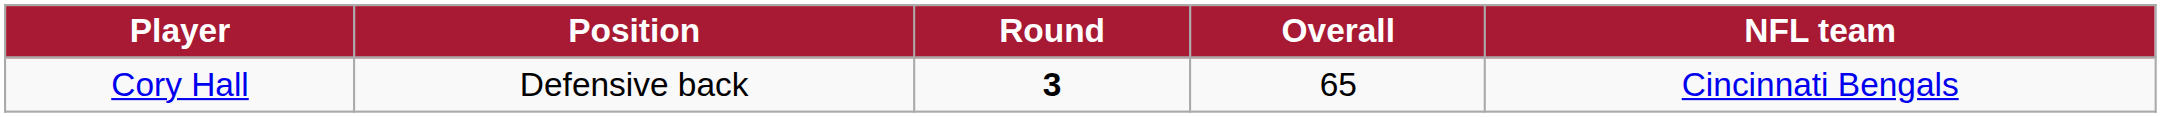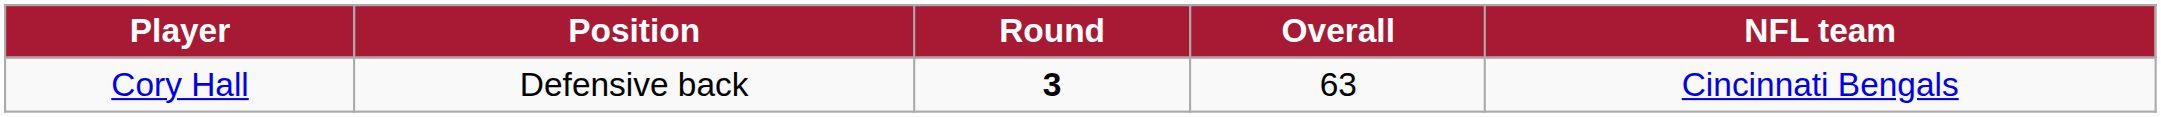(1338, 84) 65 -> (1338, 84) 63
